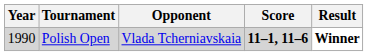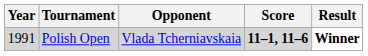(22, 39) 1990 -> (22, 39) 1991
